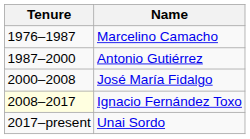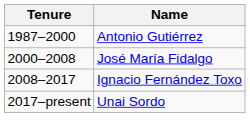- row: (157, 36)
(42, 101) lightyellow background -> (42, 79) no background
